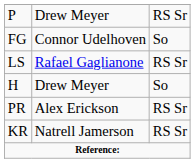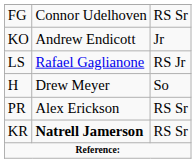- row: (12, 16)
(160, 39) So -> (171, 16) RS Sr
+ row: (18, 39)
(170, 62) RS Sr -> (169, 62) RS Jr
(84, 131) normal -> (89, 131) bold
